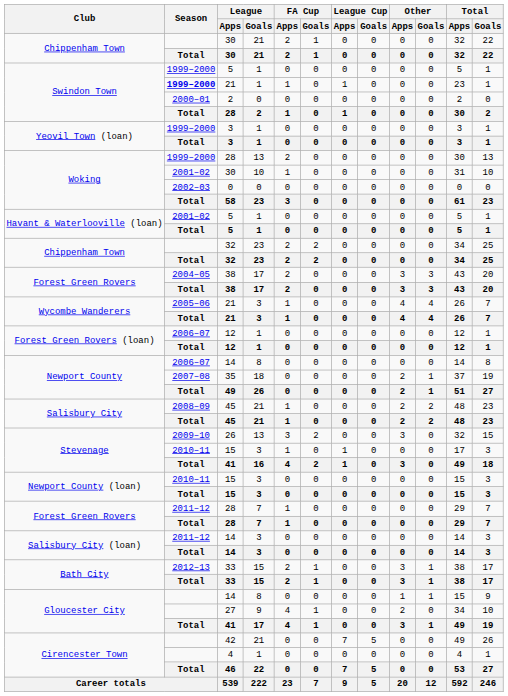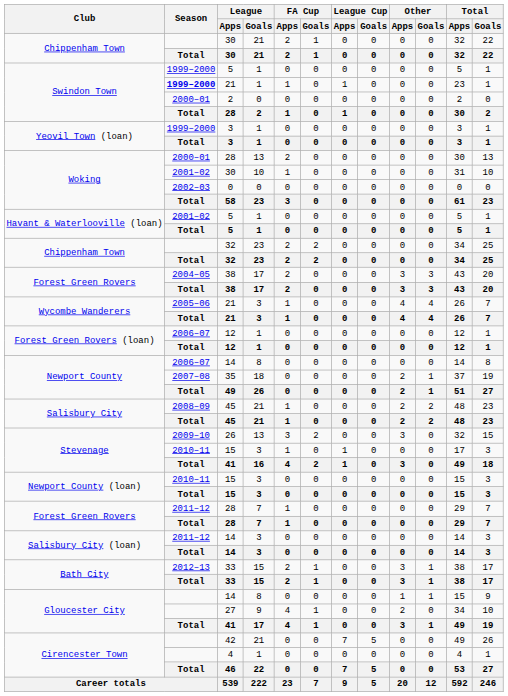(191, 158) 1999–2000 -> (191, 158) 2000–01
